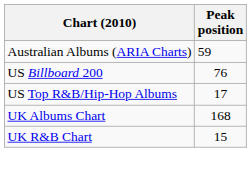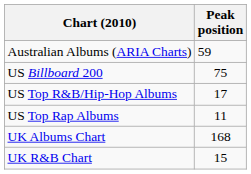(221, 72) 76 -> (221, 72) 75
+ row: (63, 115)
